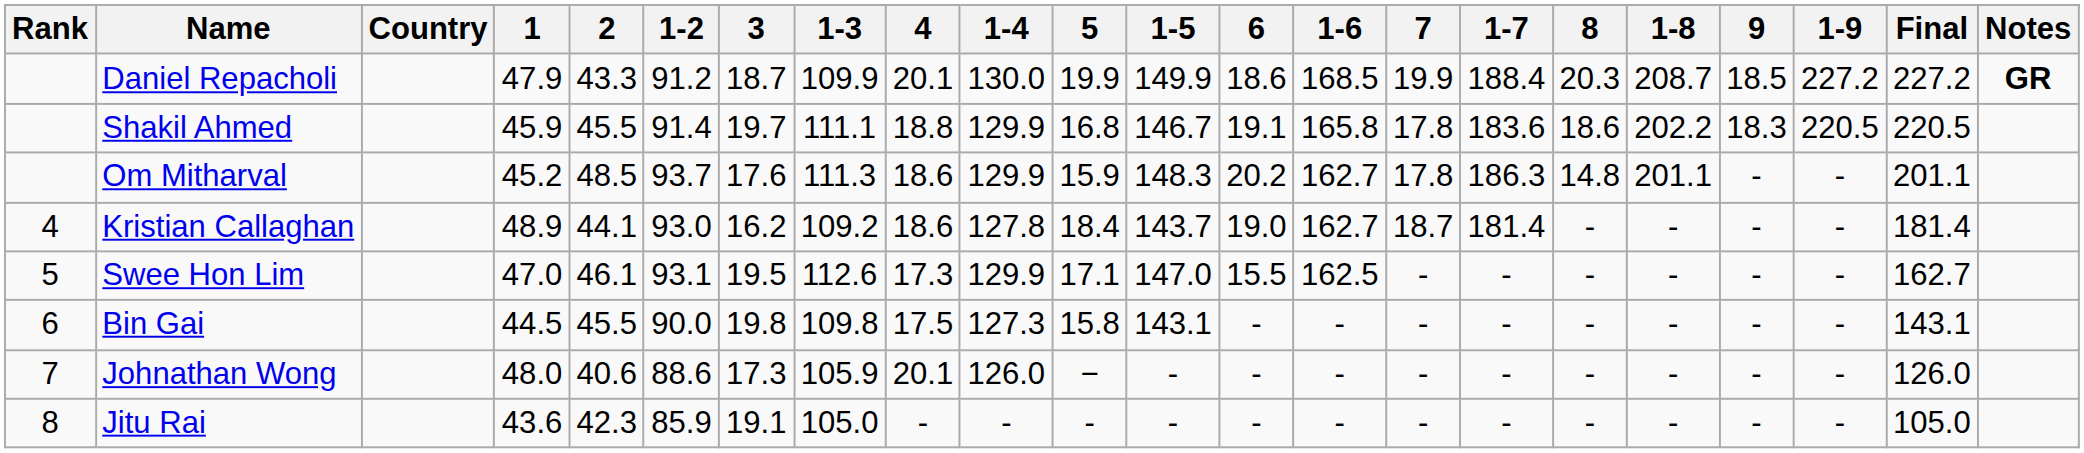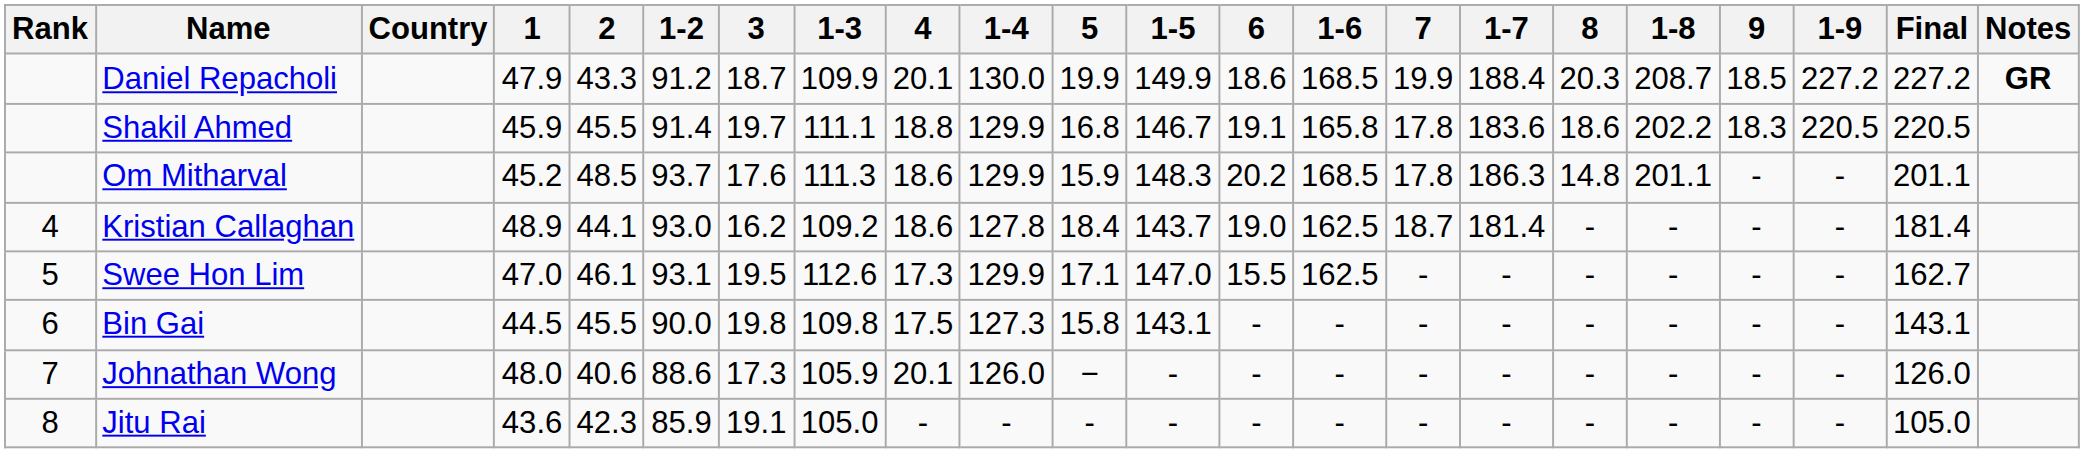(1340, 176) 162.7 -> (1340, 176) 168.5
(1340, 226) 162.7 -> (1340, 226) 162.5
